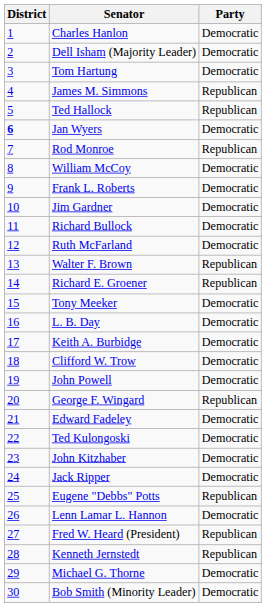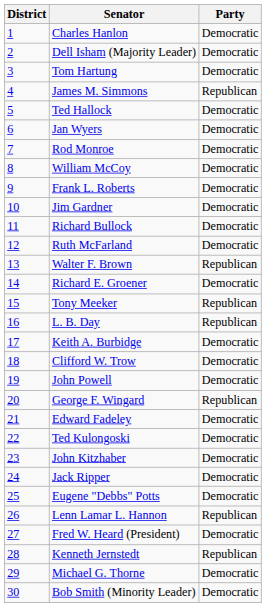(229, 110) Republican -> (230, 110) Democratic
(10, 129) bold -> (10, 129) normal
(229, 149) Republican -> (230, 149) Democratic
(229, 284) Republican -> (230, 284) Democratic
(230, 303) Democratic -> (229, 303) Republican
(230, 322) Democratic -> (229, 322) Republican
(229, 496) Republican -> (230, 496) Democratic
(230, 515) Democratic -> (229, 515) Republican
(229, 534) Republican -> (230, 534) Democratic
